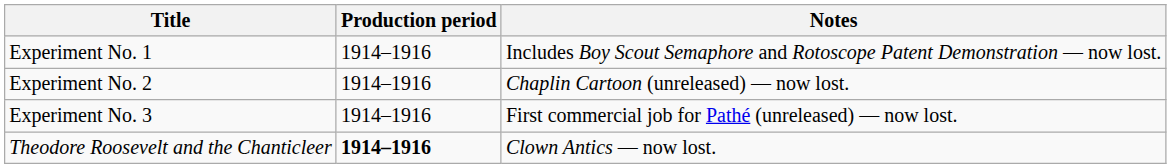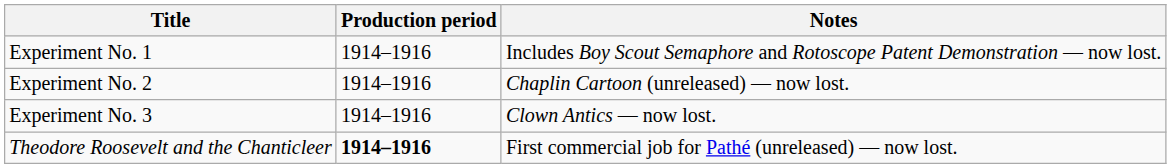(732, 115) First commercial job for Pathé (unreleased) — now lost. -> (611, 115) Clown Antics — now lost.
(611, 147) Clown Antics — now lost. -> (732, 147) First commercial job for Pathé (unreleased) — now lost.
